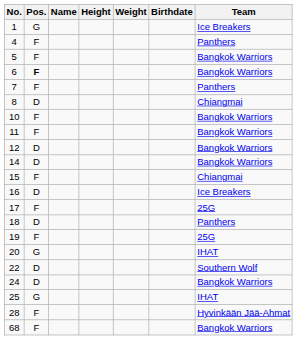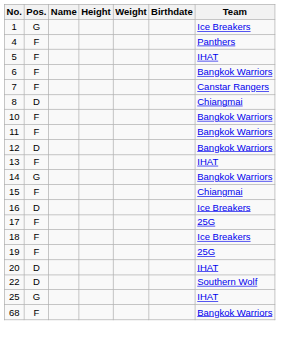(235, 57) Bangkok Warriors -> (208, 57) IHAT
(36, 72) bold -> (36, 72) normal
(216, 87) Panthers -> (233, 87) Canstar Rangers
+ row: (14, 162)
(36, 162) D -> (36, 177) G
(36, 222) D -> (36, 237) F
(216, 222) Panthers -> (224, 237) Ice Breakers
(36, 252) G -> (36, 267) D
- row: (14, 282)
- row: (14, 313)
